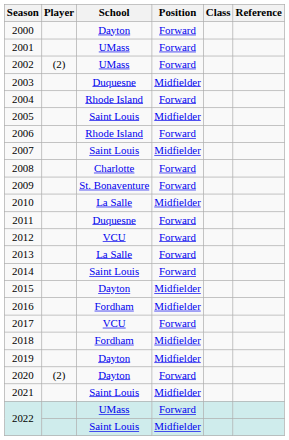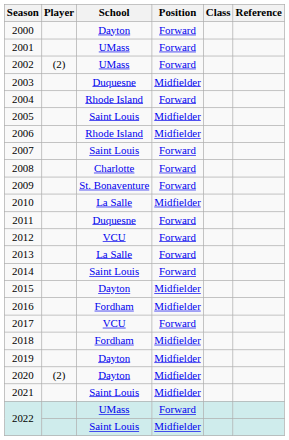(178, 133) Forward -> (178, 133) Midfielder
(178, 151) Midfielder -> (178, 151) Forward
(178, 375) Forward -> (178, 375) Midfielder
